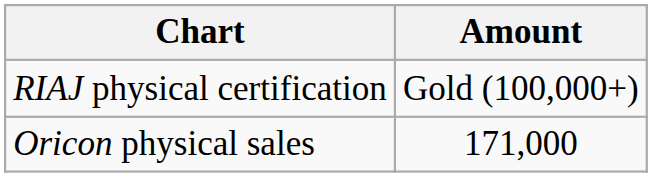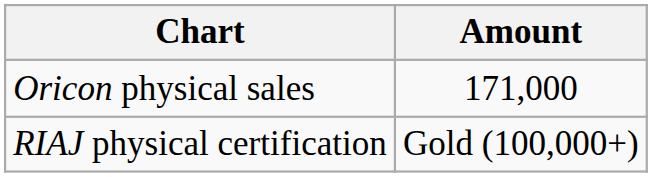rows swapped: (164, 143) <-> (200, 87)
